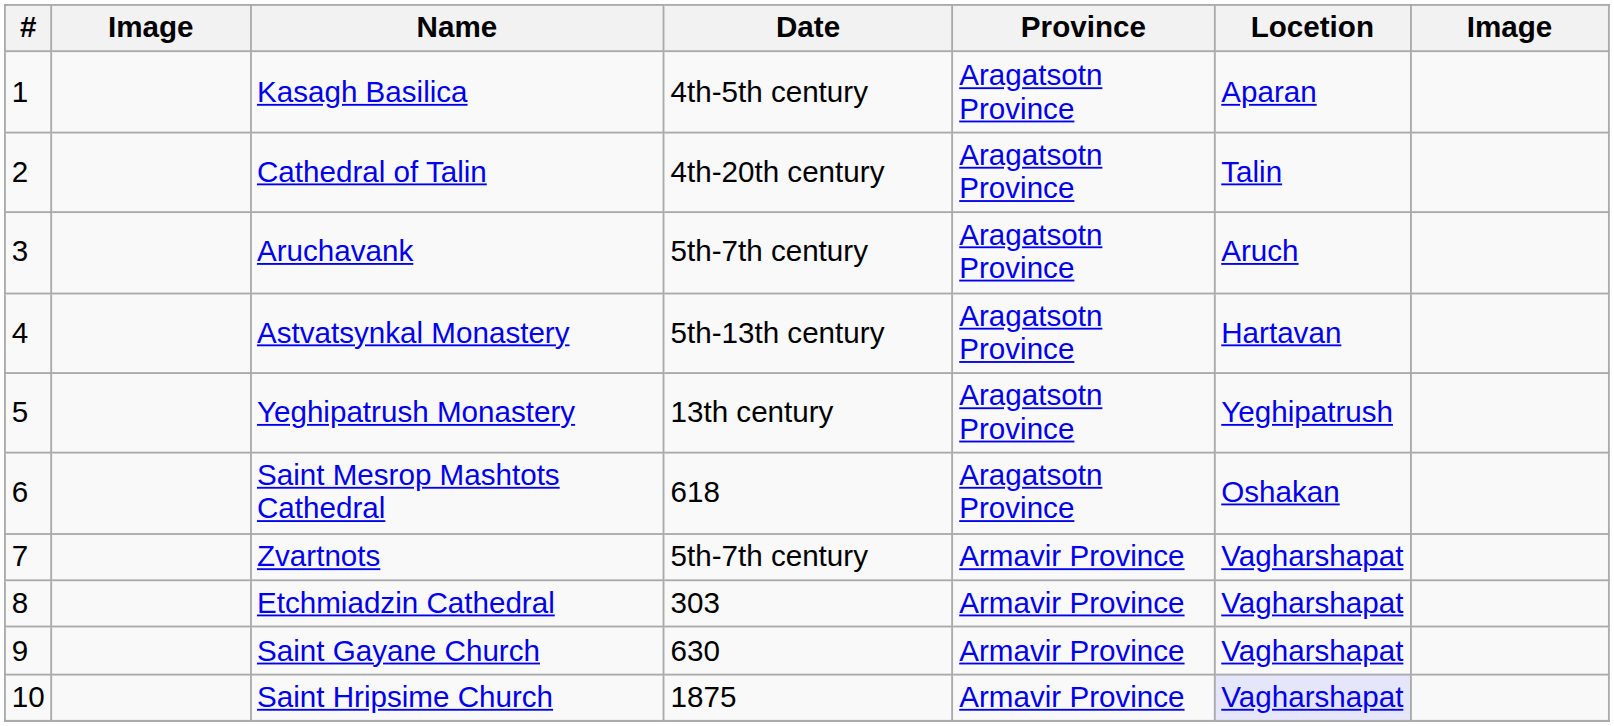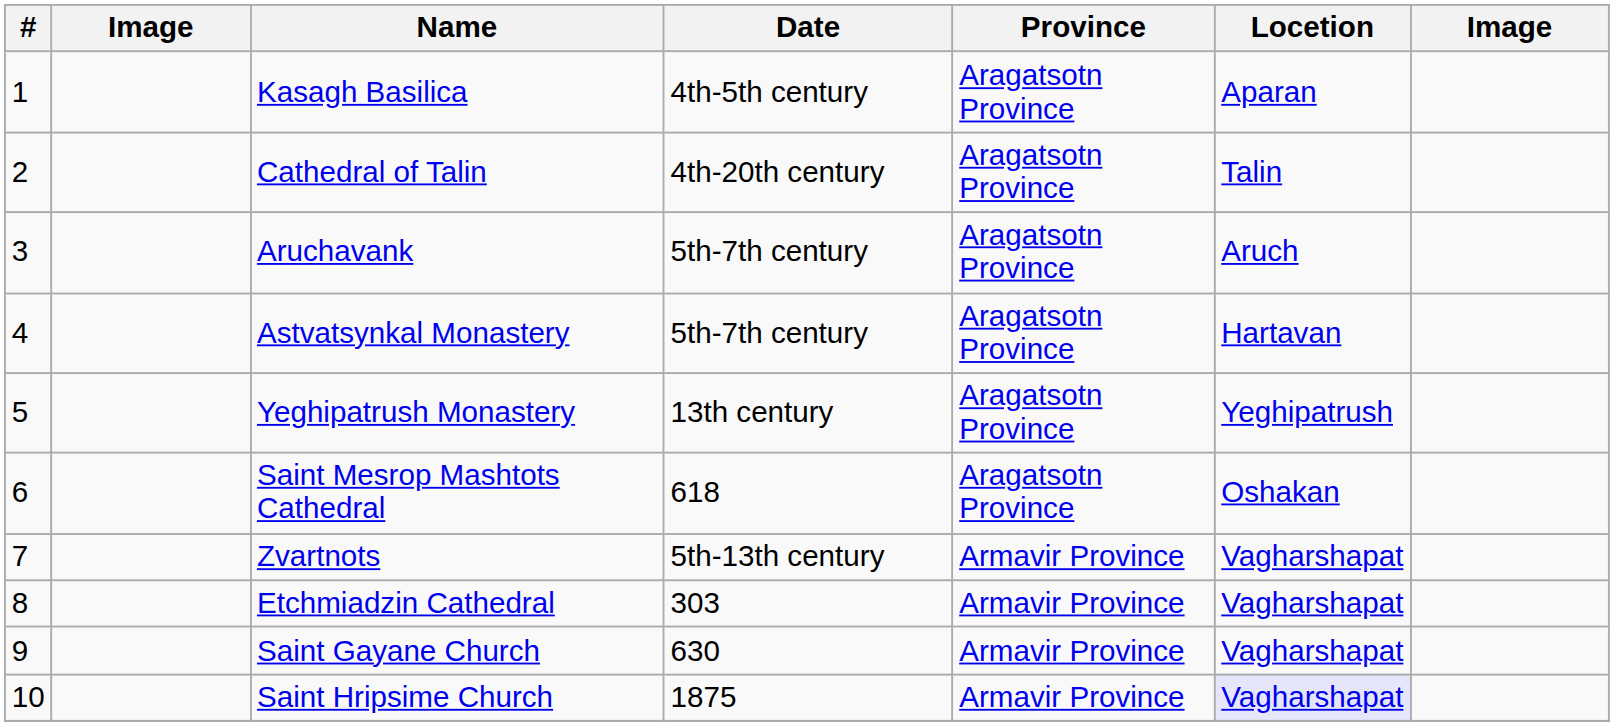(777, 332) 5th-13th century -> (769, 332) 5th-7th century
(769, 556) 5th-7th century -> (777, 556) 5th-13th century
